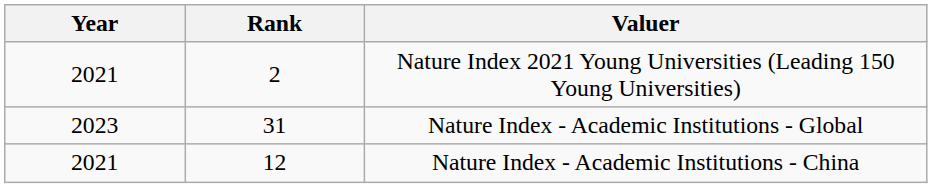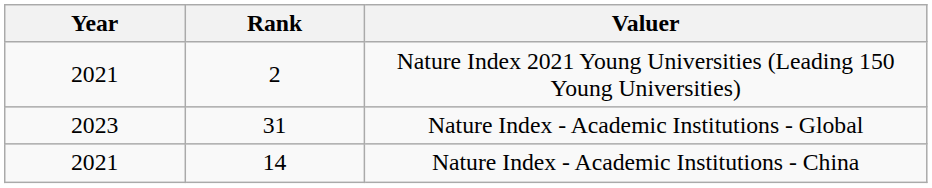(275, 162) 12 -> (275, 162) 14
